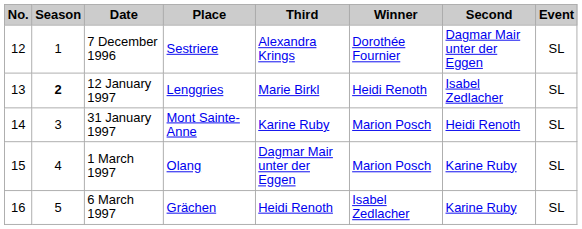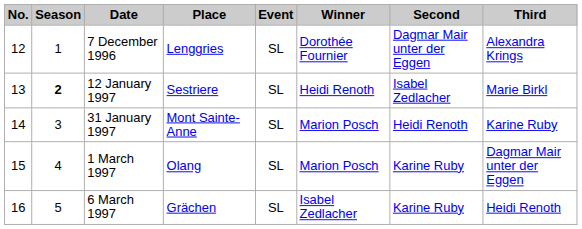columns swapped: (556, 14) <-> (302, 14)
(192, 49) Sestriere -> (195, 49) Lenggries
(195, 90) Lenggries -> (192, 90) Sestriere
